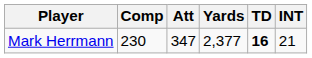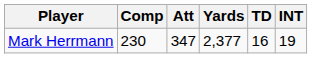(260, 40) bold -> (260, 40) normal
(287, 40) 21 -> (287, 40) 19
